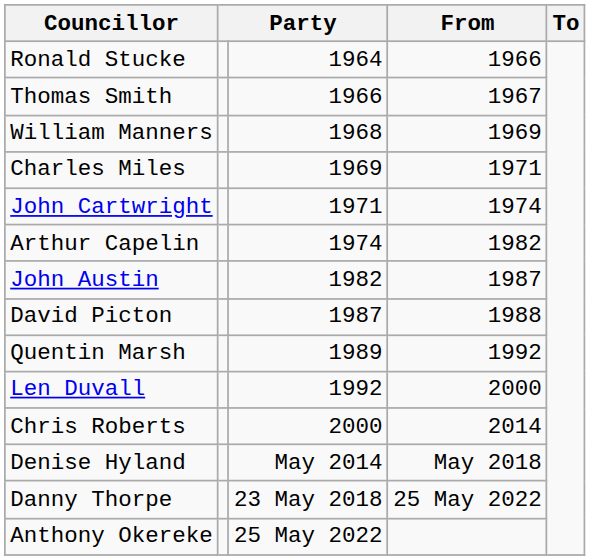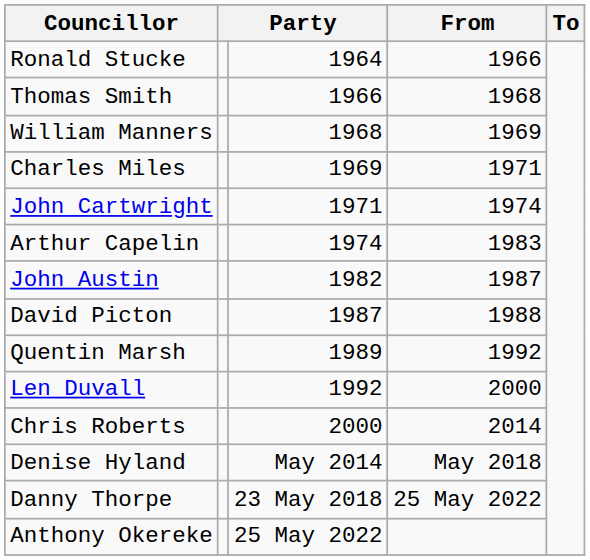(515, 97) 1967 -> (515, 97) 1968
(515, 243) 1982 -> (515, 243) 1983
